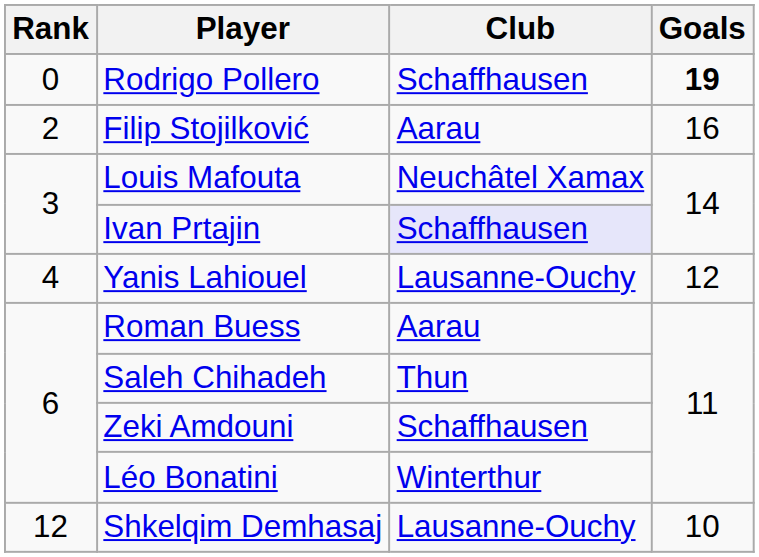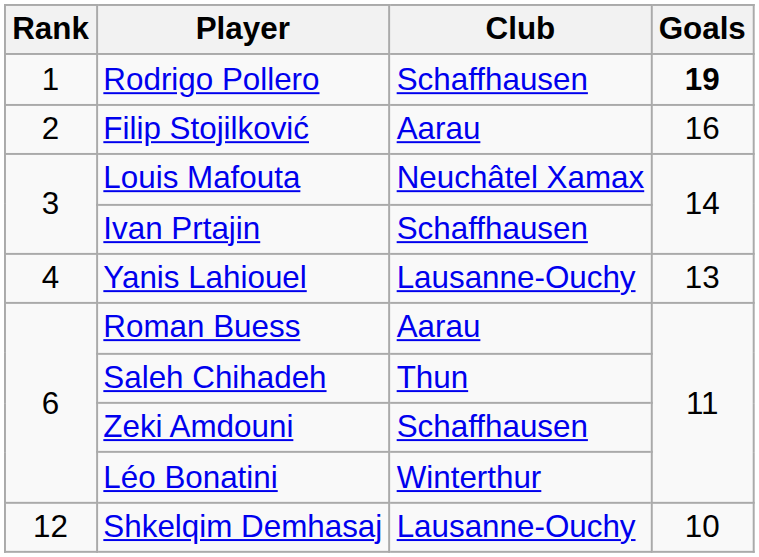(51, 79) 0 -> (51, 79) 1
(492, 228) lavender background -> (492, 228) no background
(702, 278) 12 -> (702, 278) 13
